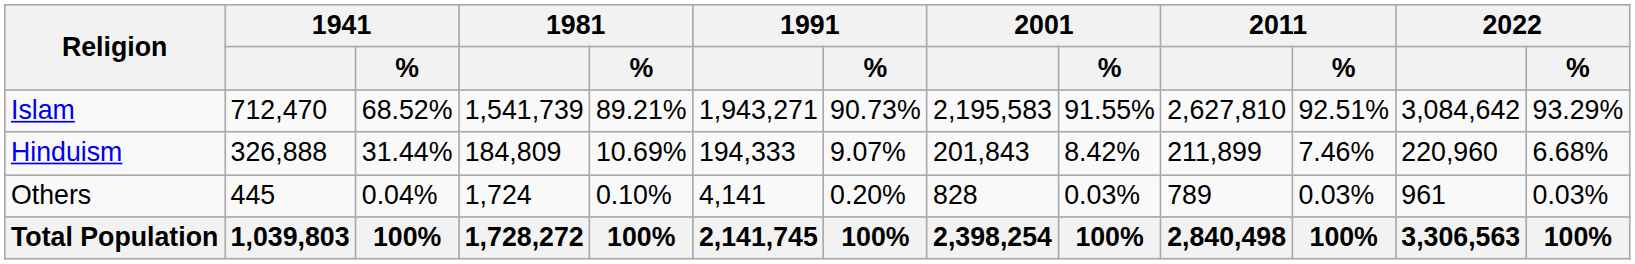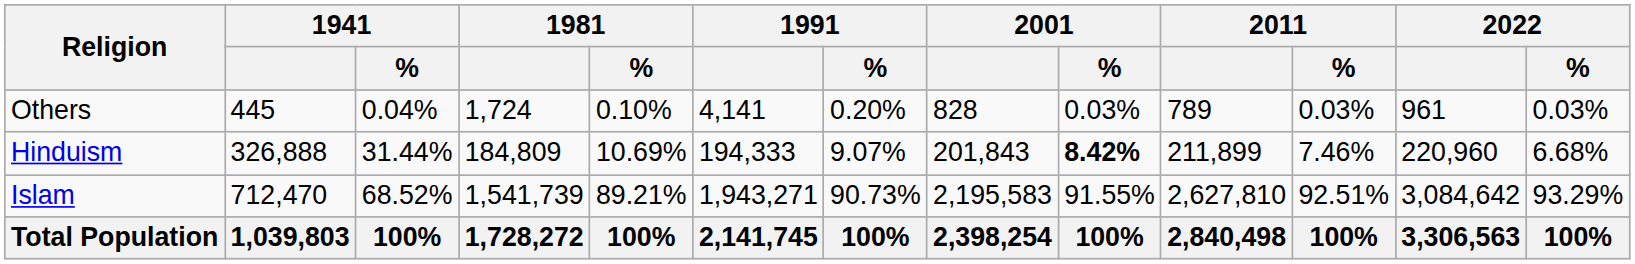rows swapped: (43, 110) <-> (51, 195)
(1102, 152) normal -> (1102, 152) bold
